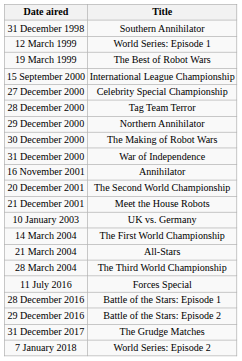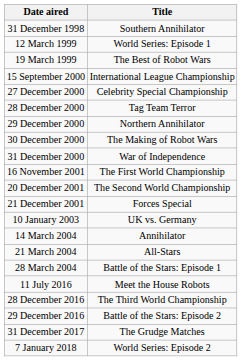(162, 172) Annihilator -> (162, 172) The First World Championship
(162, 204) Meet the House Robots -> (162, 204) Forces Special
(162, 236) The First World Championship -> (162, 236) Annihilator
(162, 268) The Third World Championship -> (162, 268) Battle of the Stars: Episode 1
(162, 284) Forces Special -> (162, 284) Meet the House Robots
(162, 300) Battle of the Stars: Episode 1 -> (162, 300) The Third World Championship
